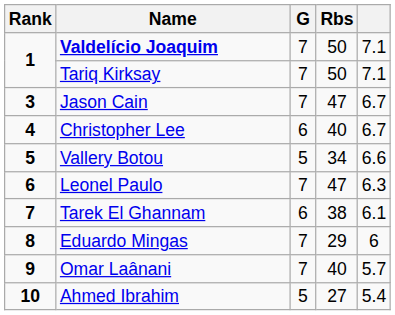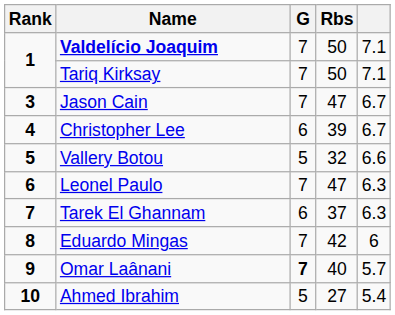(337, 130) 40 -> (337, 130) 39
(337, 158) 34 -> (337, 158) 32
(337, 213) 38 -> (337, 213) 37
(374, 213) 6.1 -> (374, 213) 6.3
(337, 241) 29 -> (337, 241) 42
(303, 269) normal -> (303, 269) bold
